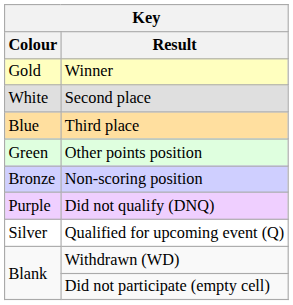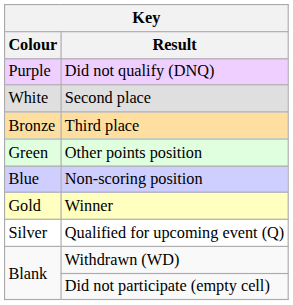rows swapped: (89, 71) <-> (140, 206)
(24, 125) Blue -> (32, 125) Bronze
(32, 179) Bronze -> (24, 179) Blue
